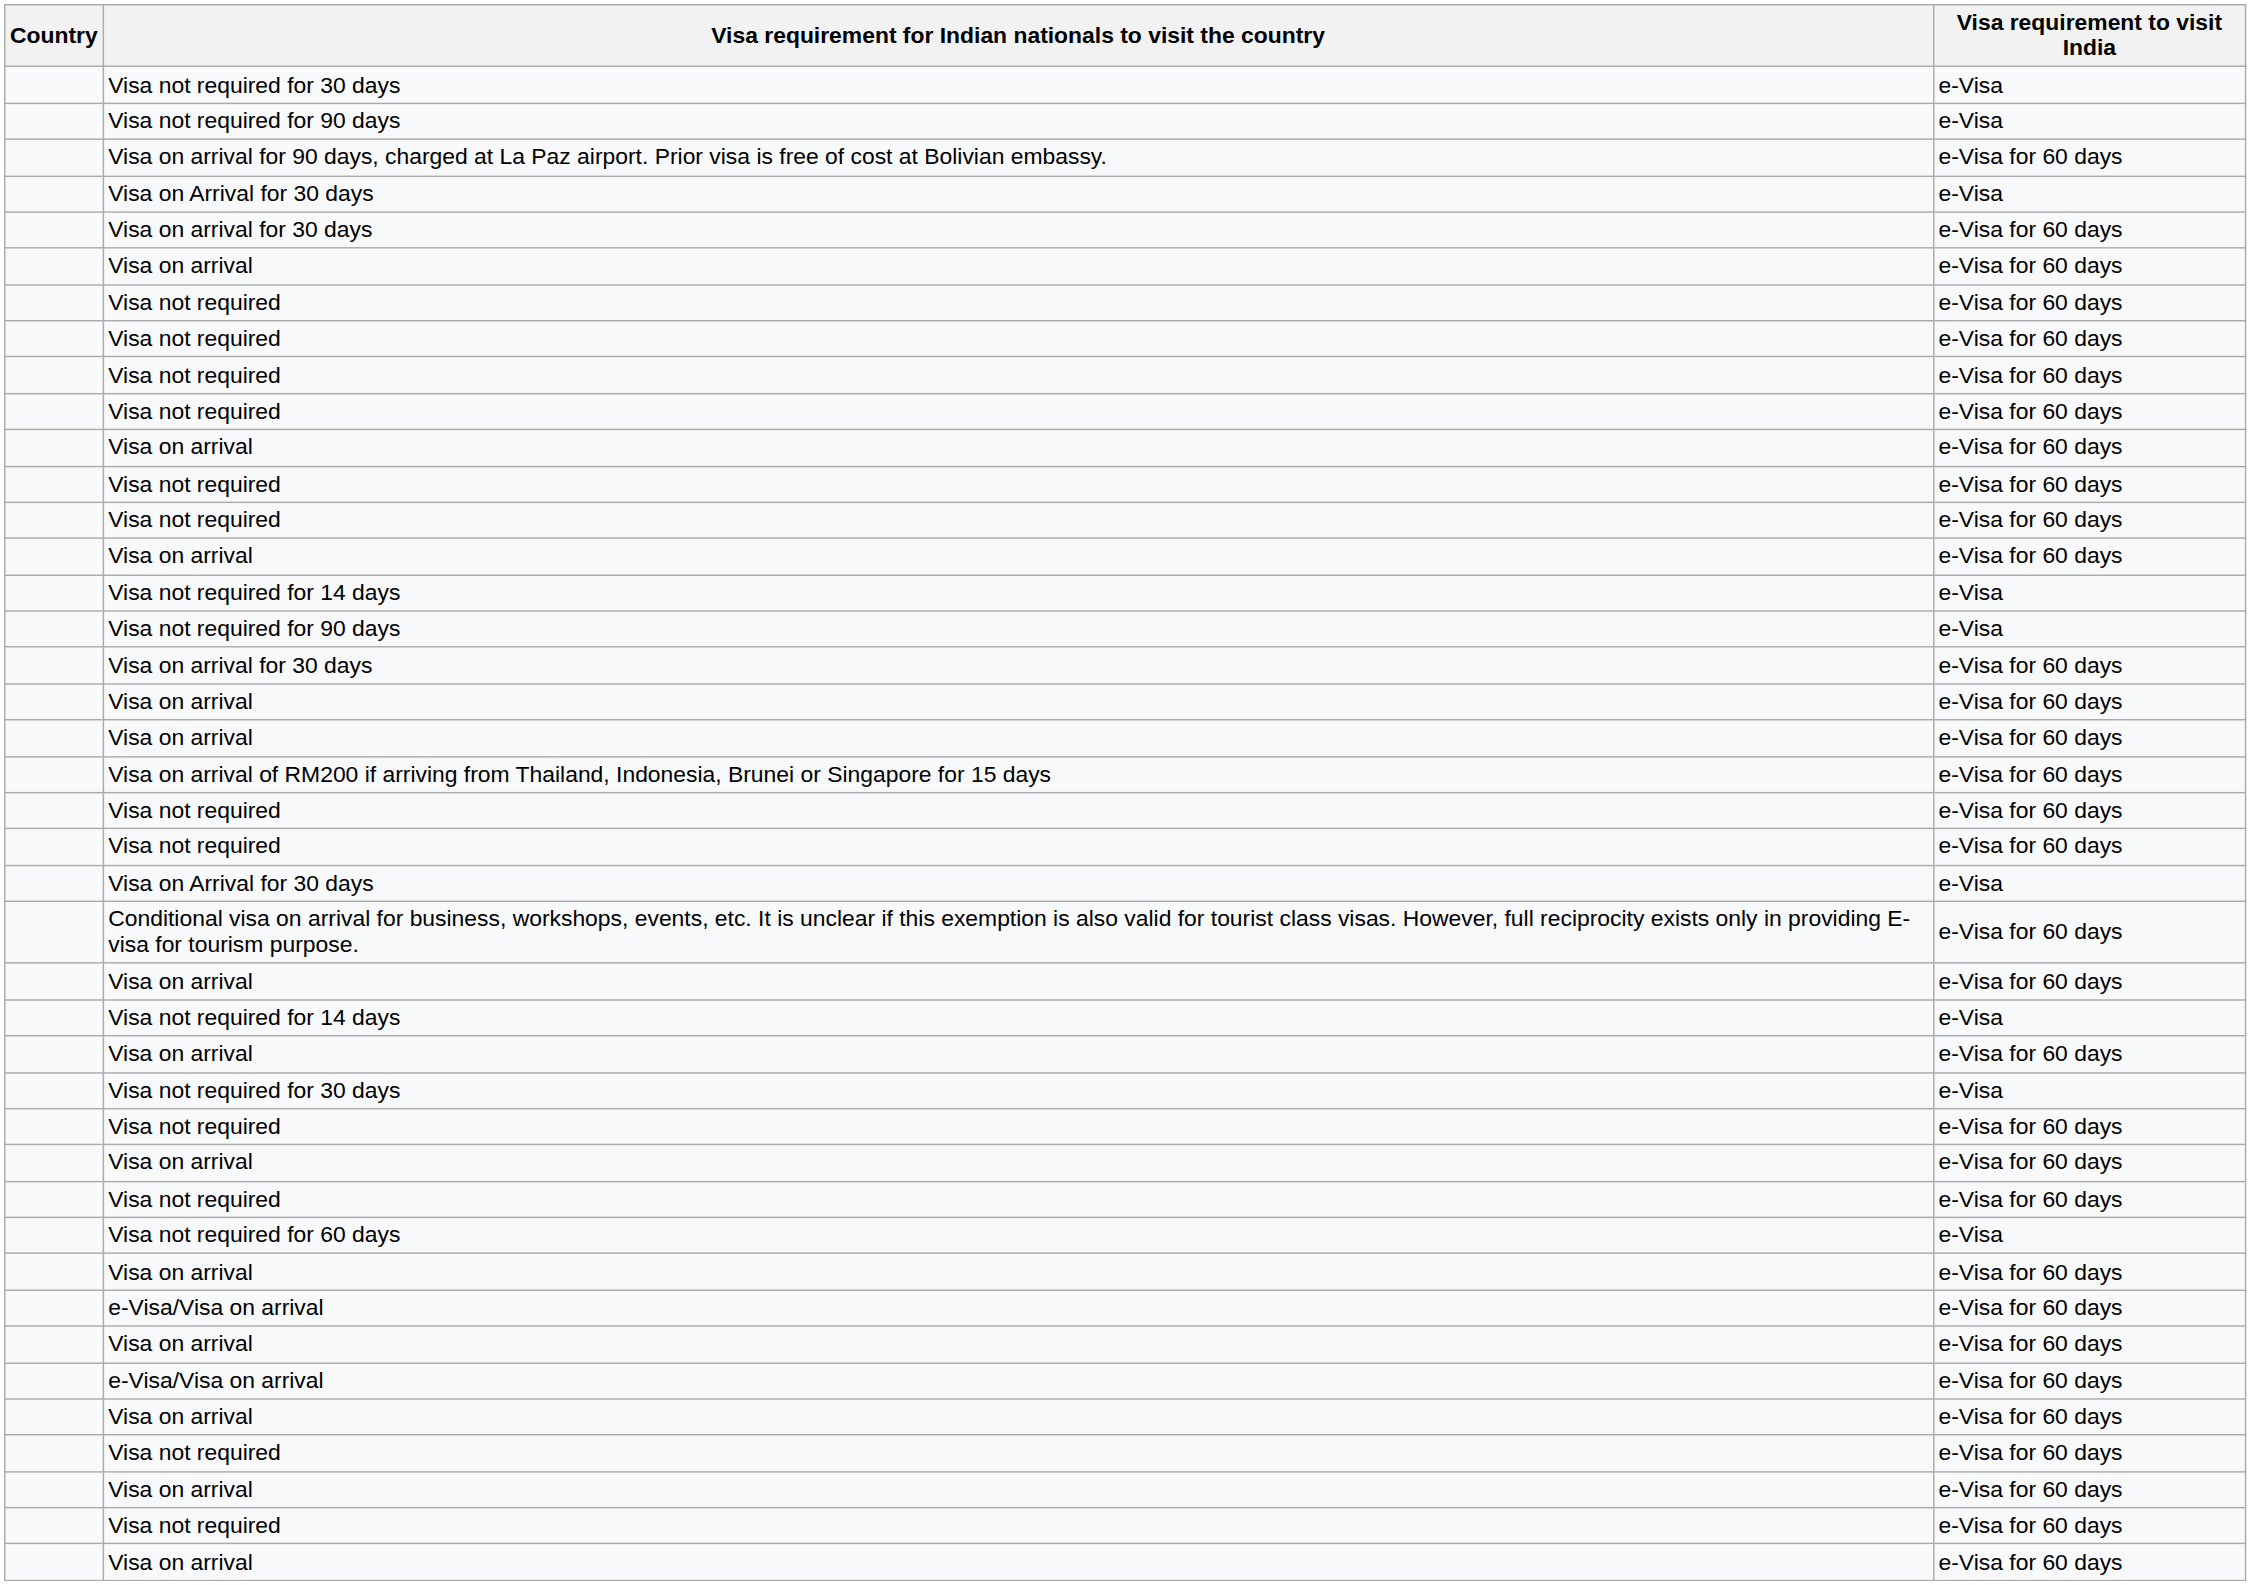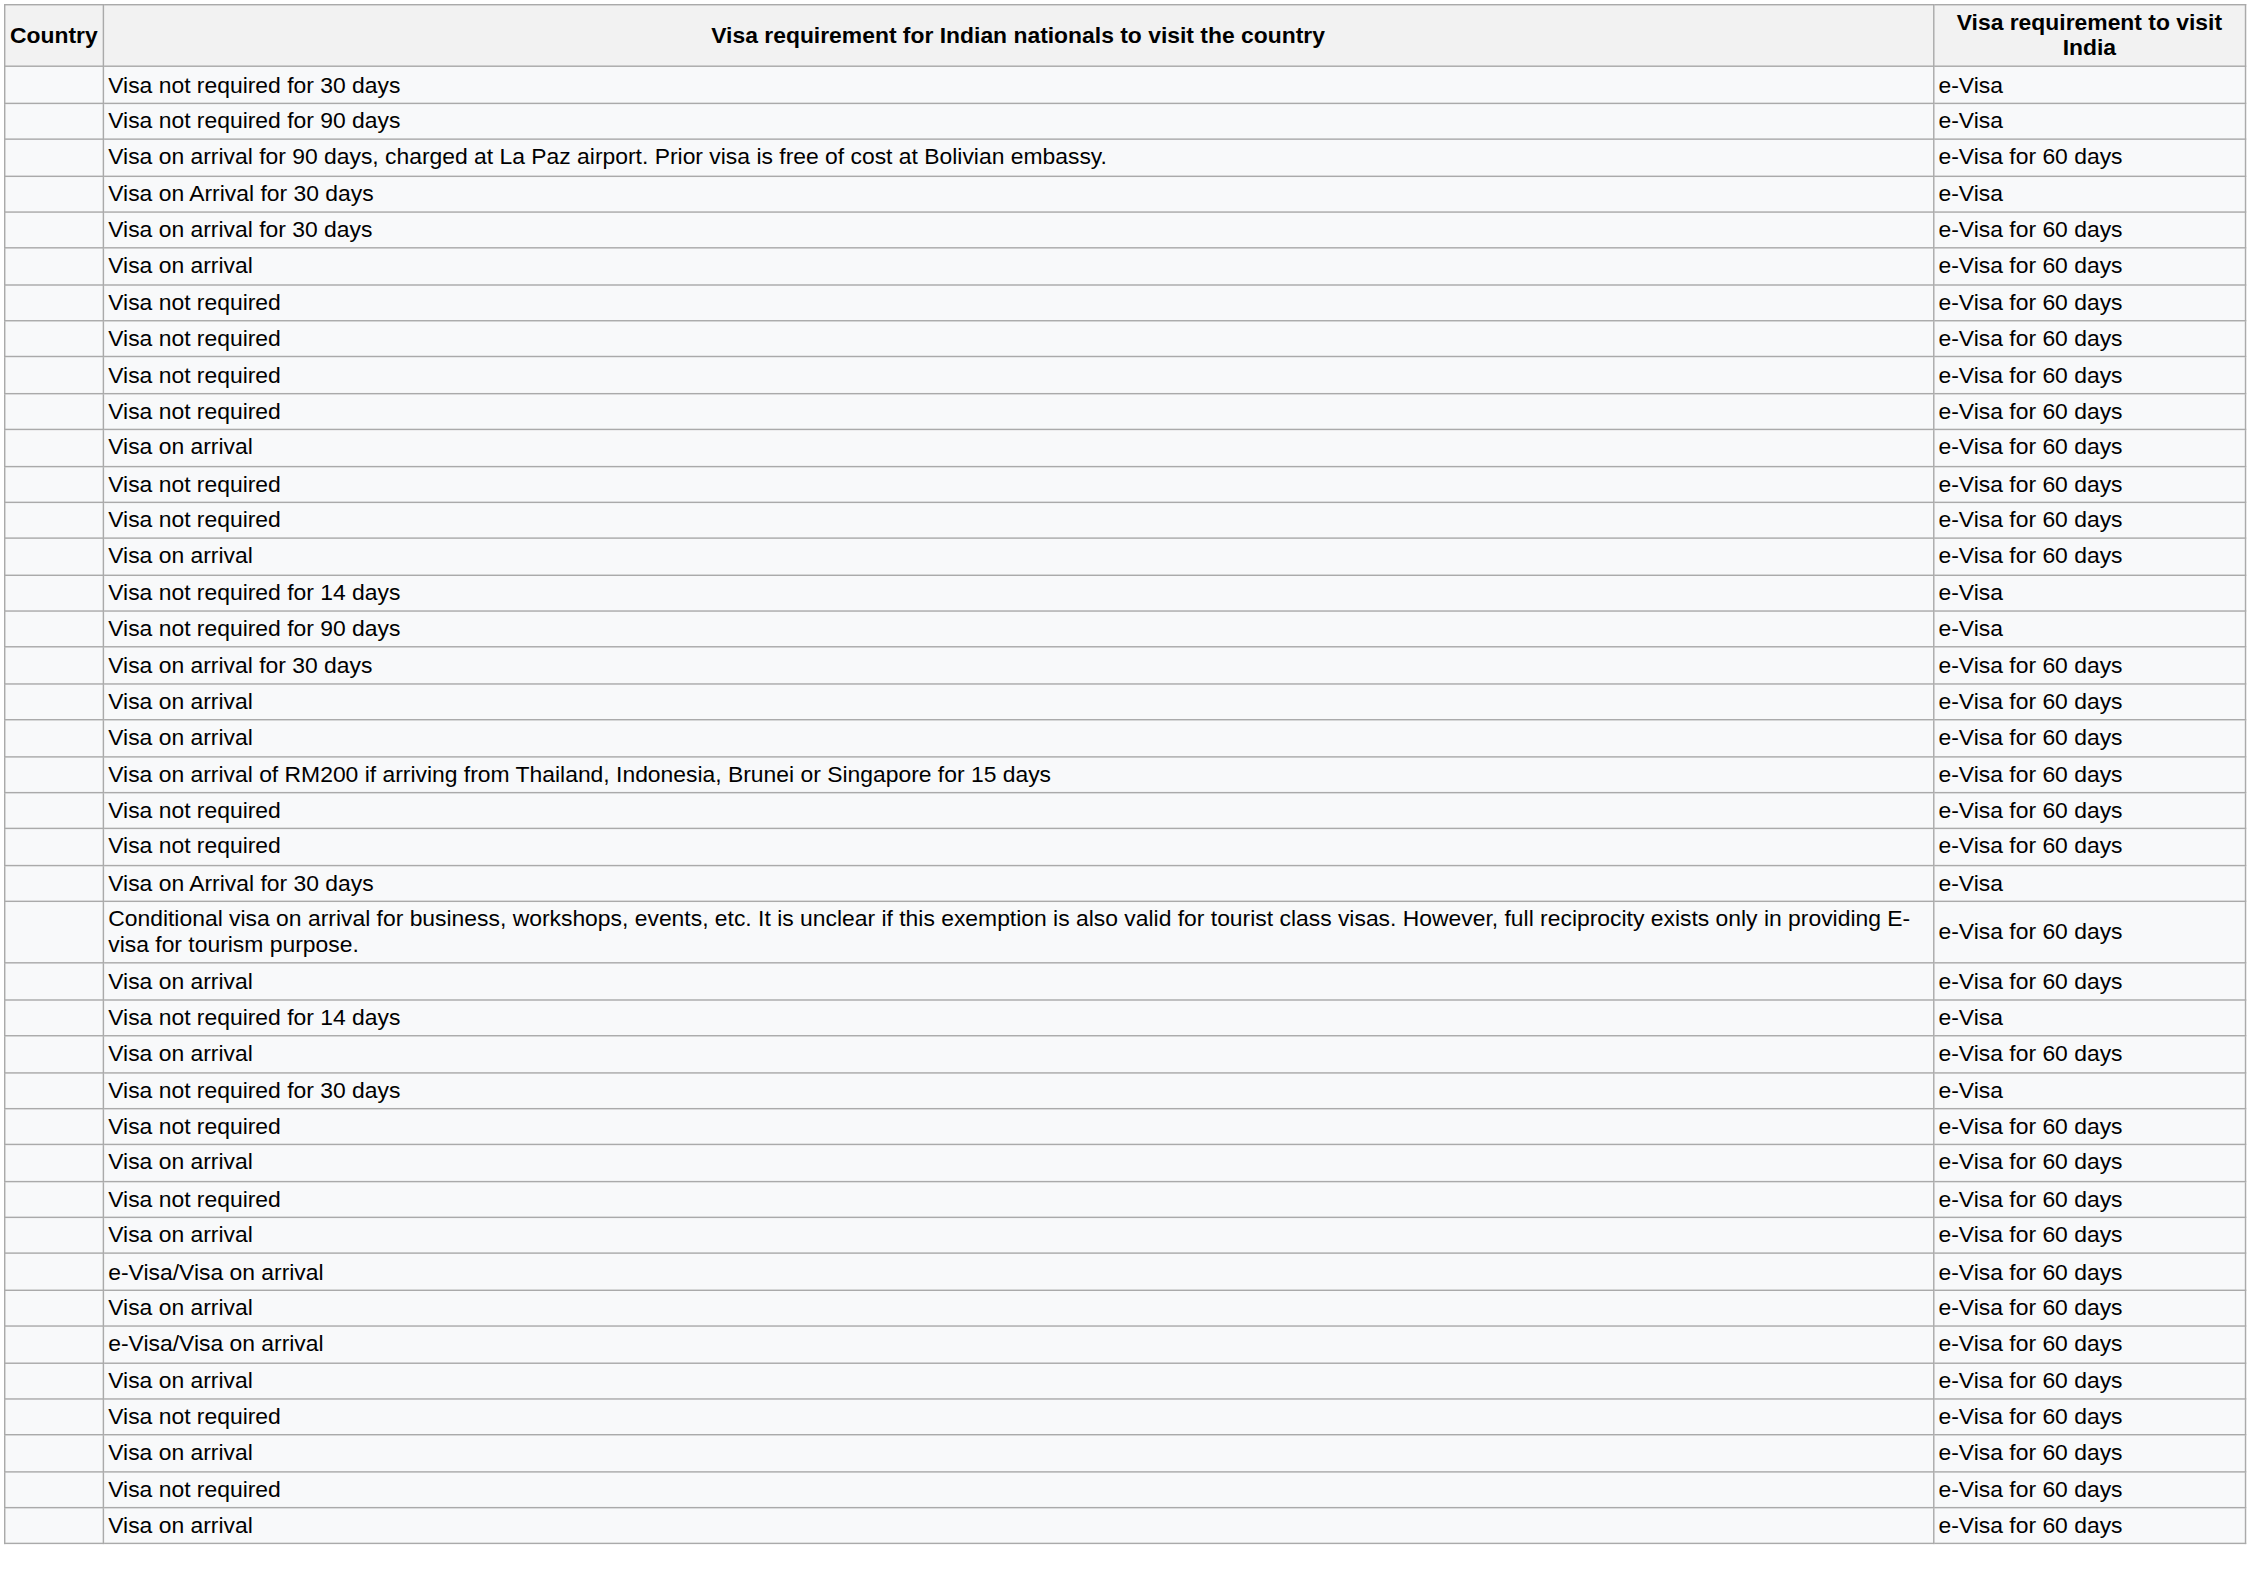- row: (254, 1235)
